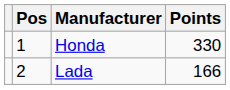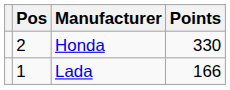(21, 45) 1 -> (21, 45) 2
(21, 72) 2 -> (21, 72) 1
